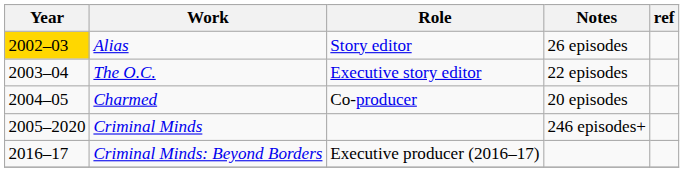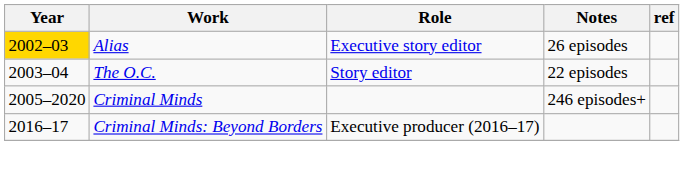(371, 45) Story editor -> (406, 45) Executive story editor
(406, 72) Executive story editor -> (371, 72) Story editor
- row: (125, 99)
